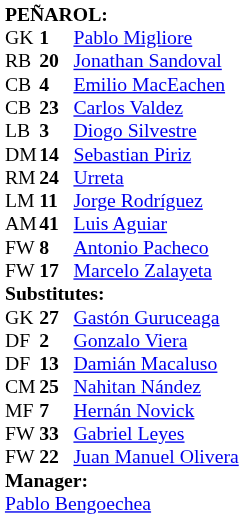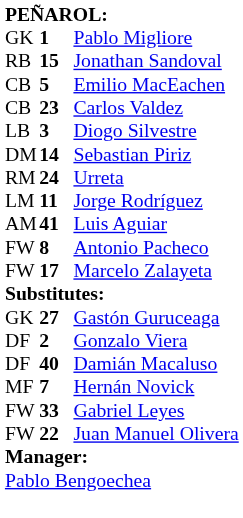(49, 61) 20 -> (49, 61) 15
(44, 84) 4 -> (44, 84) 5
(49, 363) 13 -> (49, 363) 40
- row: (137, 387)
